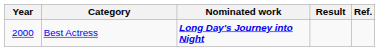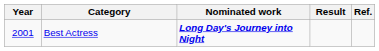(23, 33) 2000 -> (23, 33) 2001
